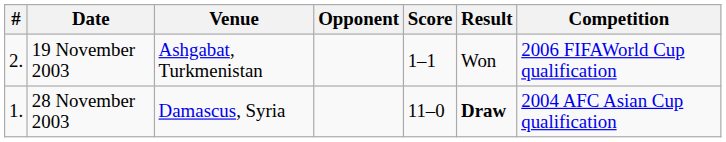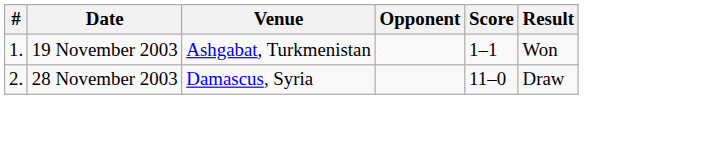- column: (619, 19)
(16, 60) 2. -> (16, 49) 1.
(16, 111) 1. -> (16, 79) 2.
(484, 111) bold -> (544, 79) normal
